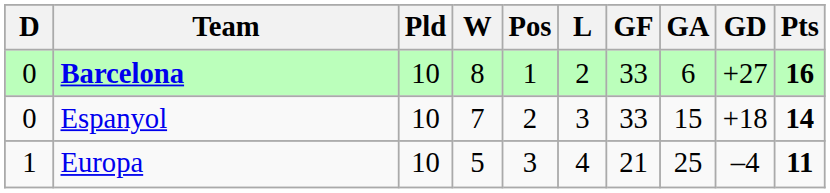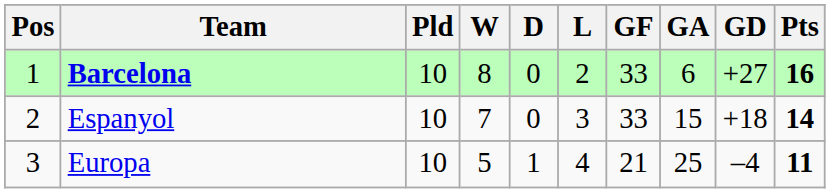columns swapped: (530, 27) <-> (29, 27)
